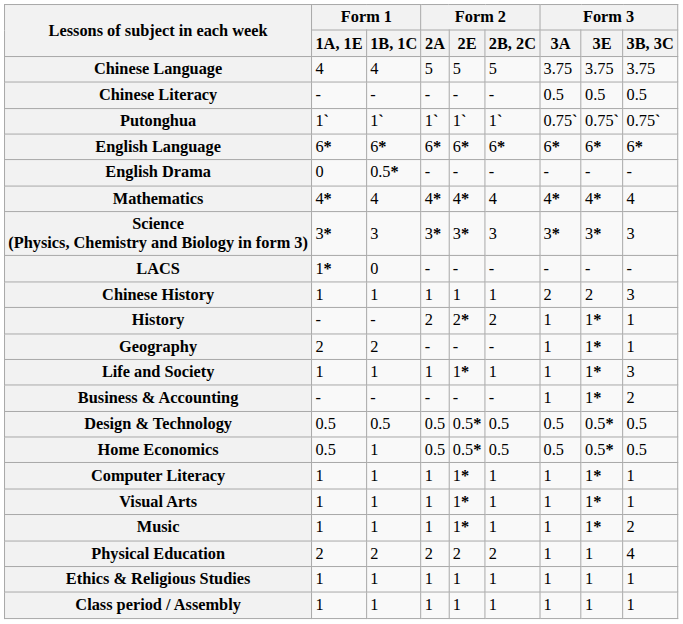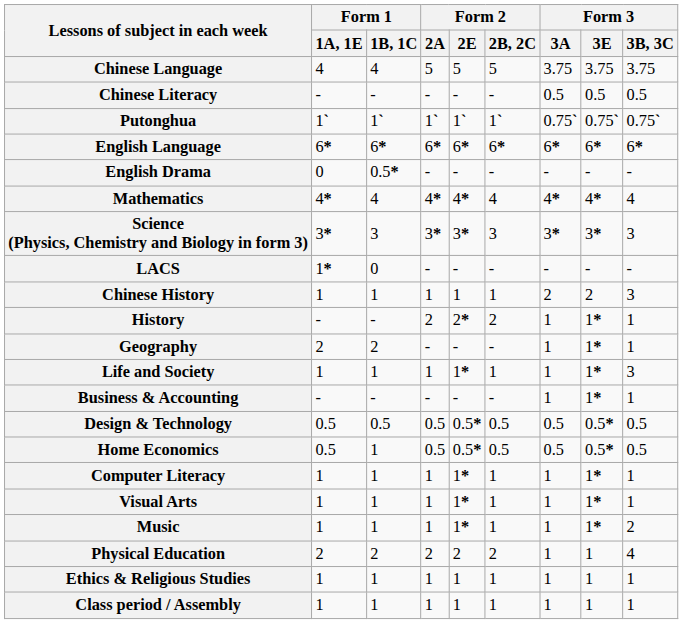(631, 398) 2 -> (631, 398) 1
